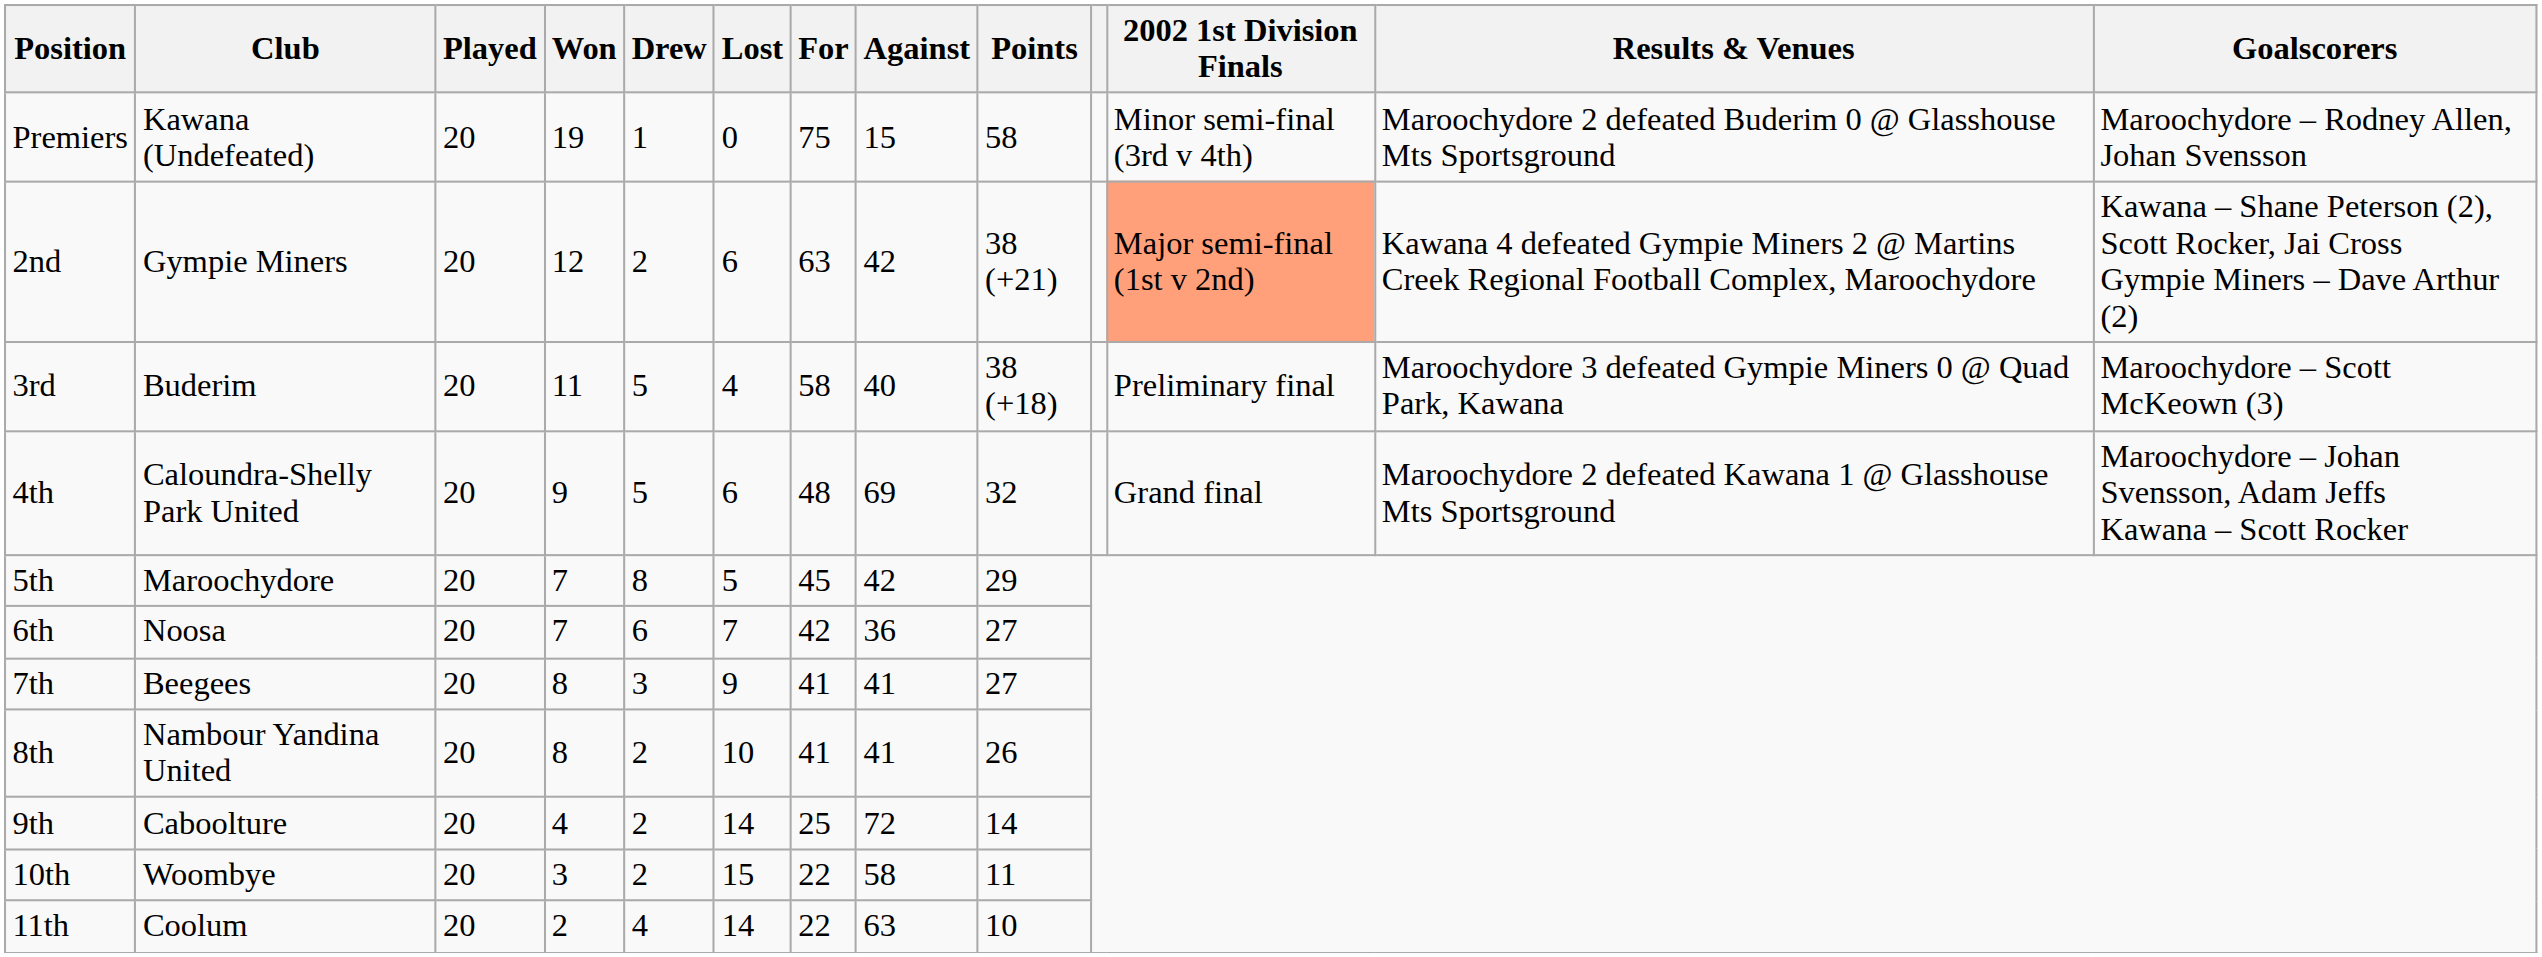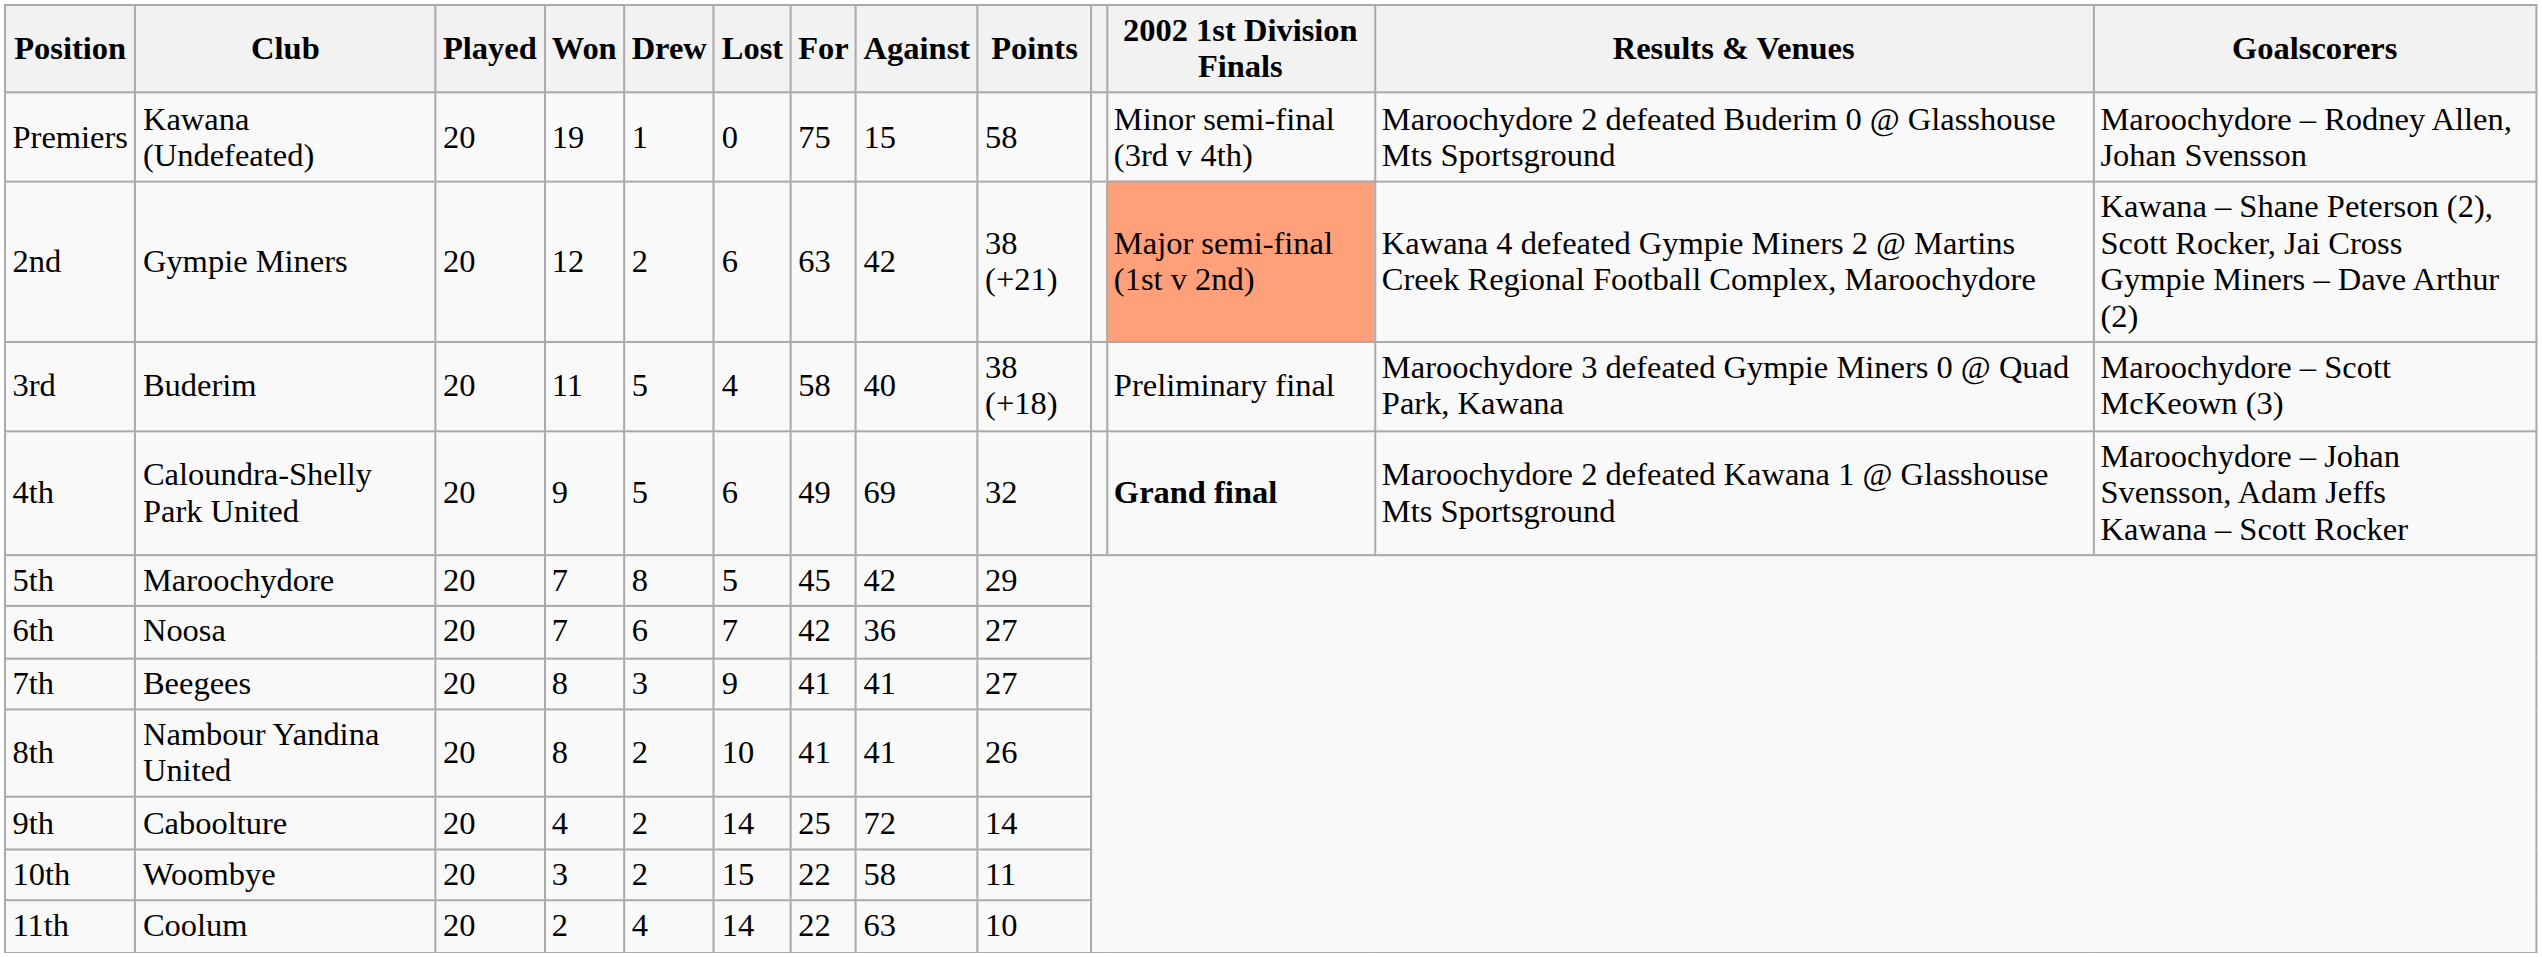(814, 492) 48 -> (814, 492) 49
(1188, 492) normal -> (1196, 492) bold
